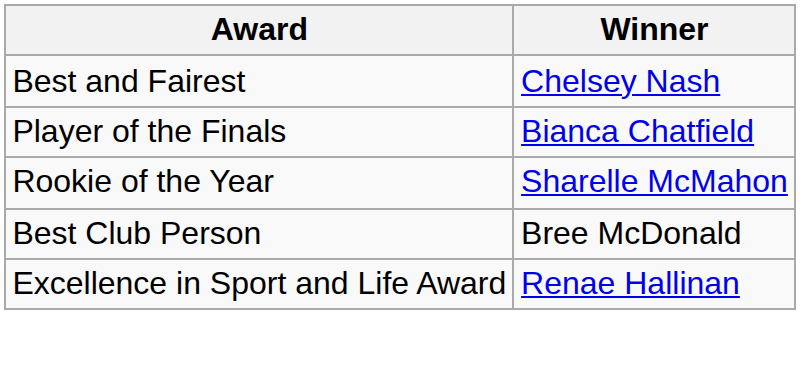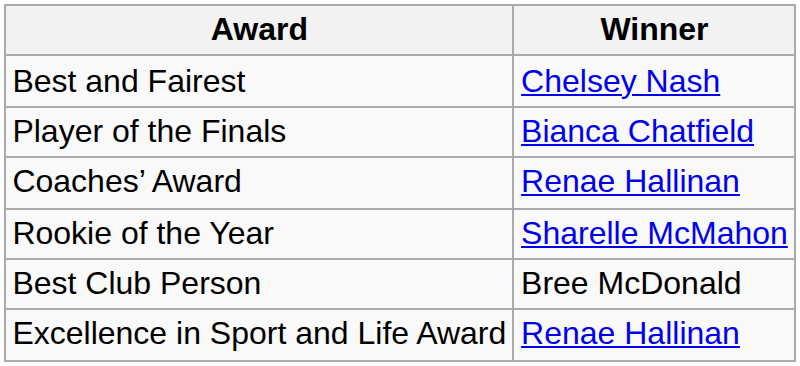+ row: (127, 182)
